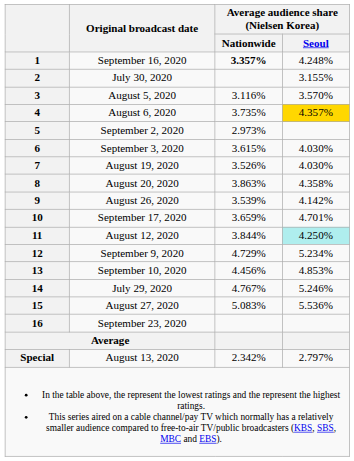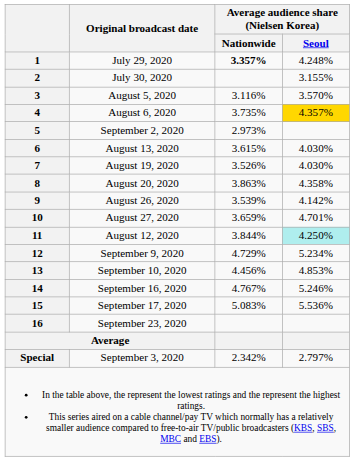(142, 60) September 16, 2020 -> (142, 60) July 29, 2020
(142, 148) September 3, 2020 -> (142, 148) August 13, 2020
(142, 218) September 17, 2020 -> (142, 218) August 27, 2020
(142, 288) July 29, 2020 -> (142, 288) September 16, 2020
(142, 305) August 27, 2020 -> (142, 305) September 17, 2020
(142, 358) August 13, 2020 -> (142, 358) September 3, 2020
